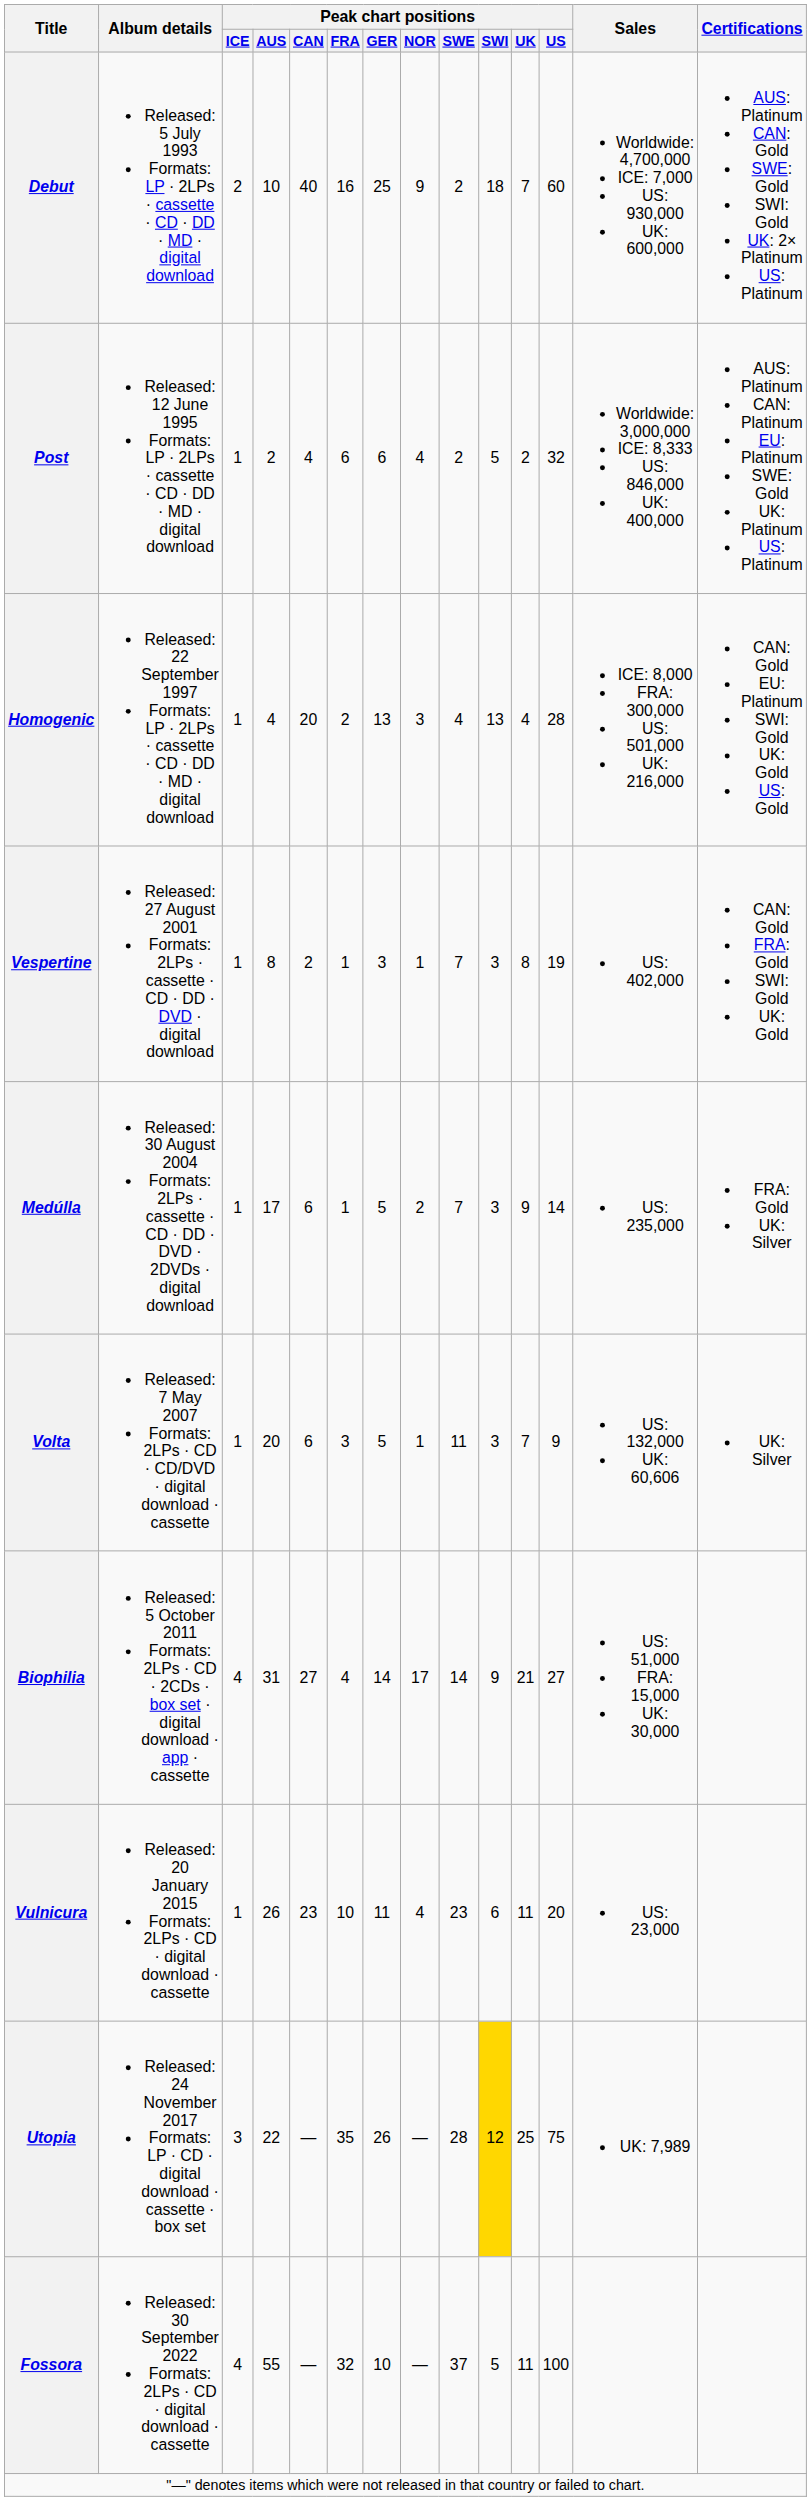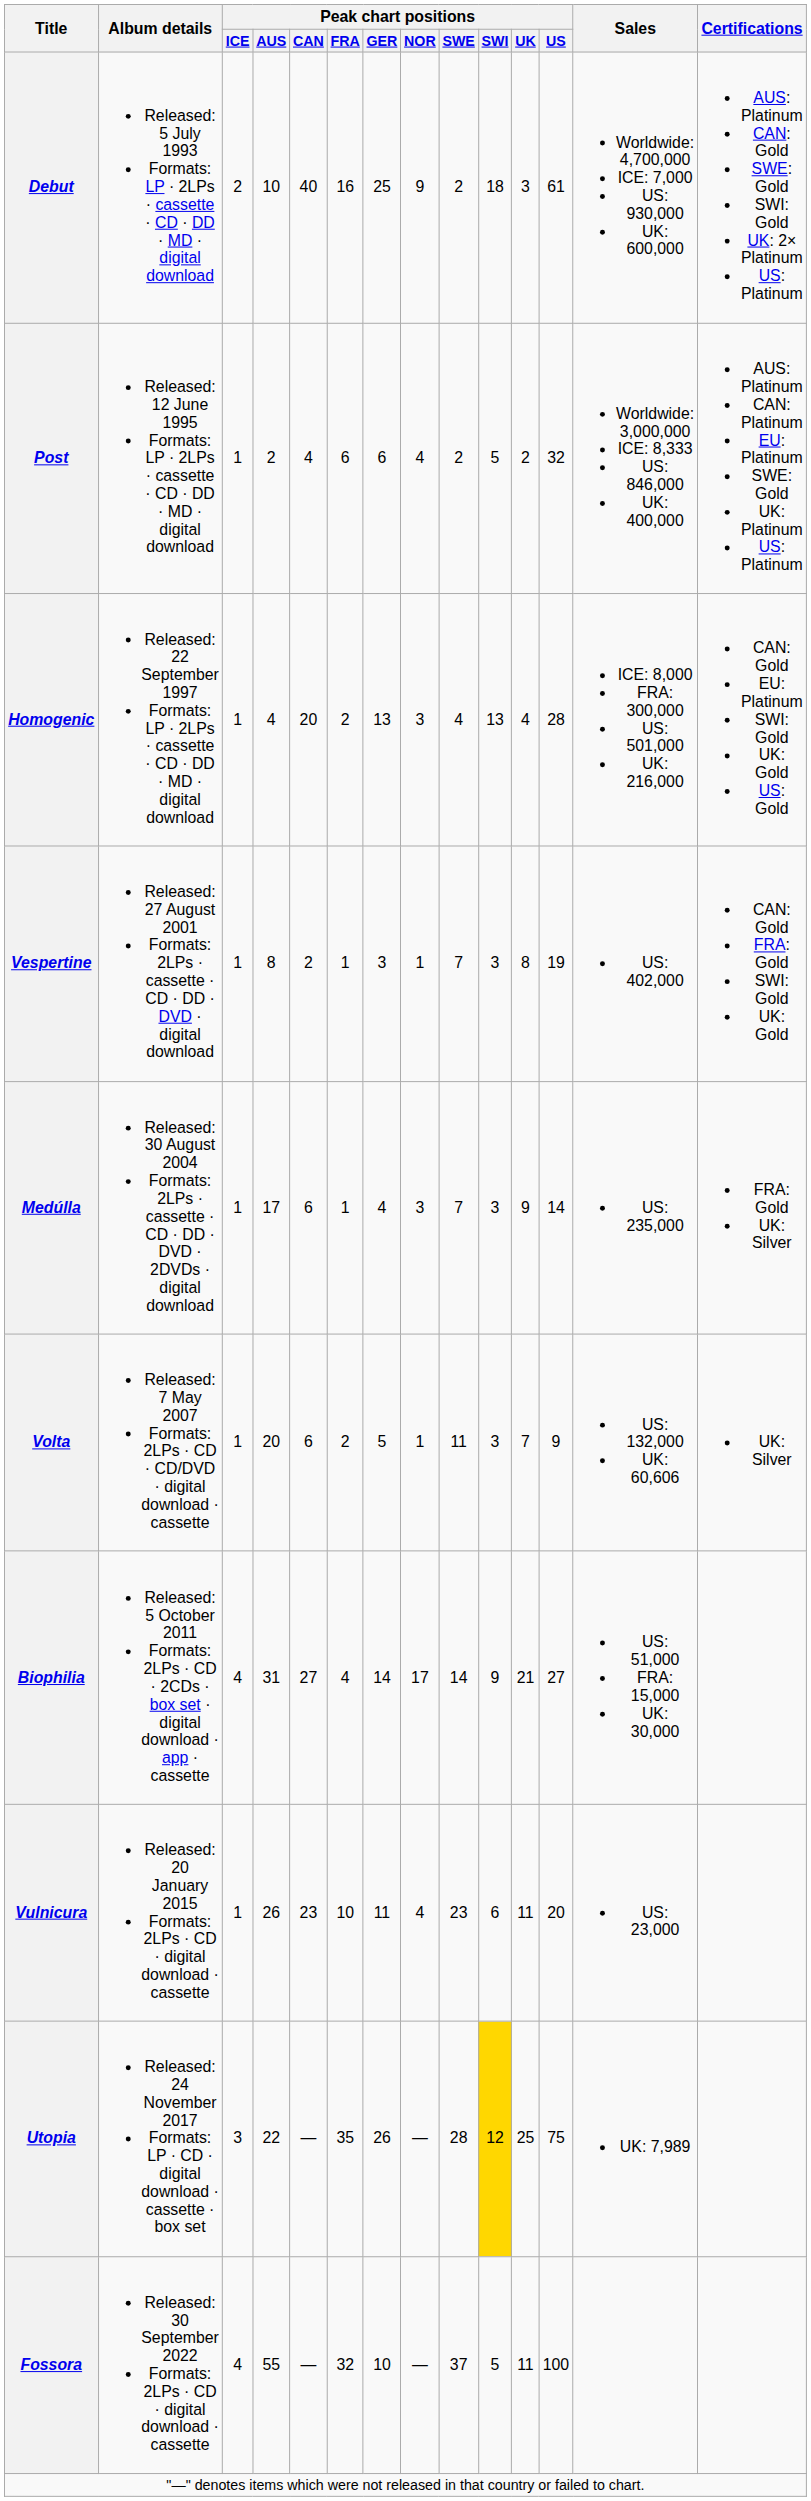(525, 187) 7 -> (525, 187) 3
(556, 187) 60 -> (556, 187) 61
(382, 1207) 5 -> (382, 1207) 4
(420, 1207) 2 -> (420, 1207) 3
(345, 1442) 3 -> (345, 1442) 2
